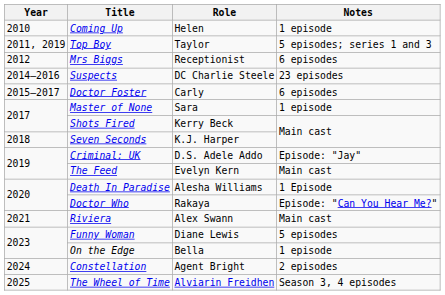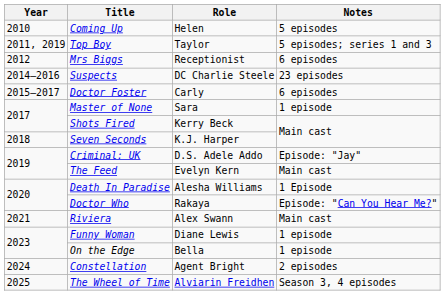(305, 28) 1 episode -> (308, 28) 5 episodes
(308, 235) 5 episodes -> (305, 235) 1 episode
